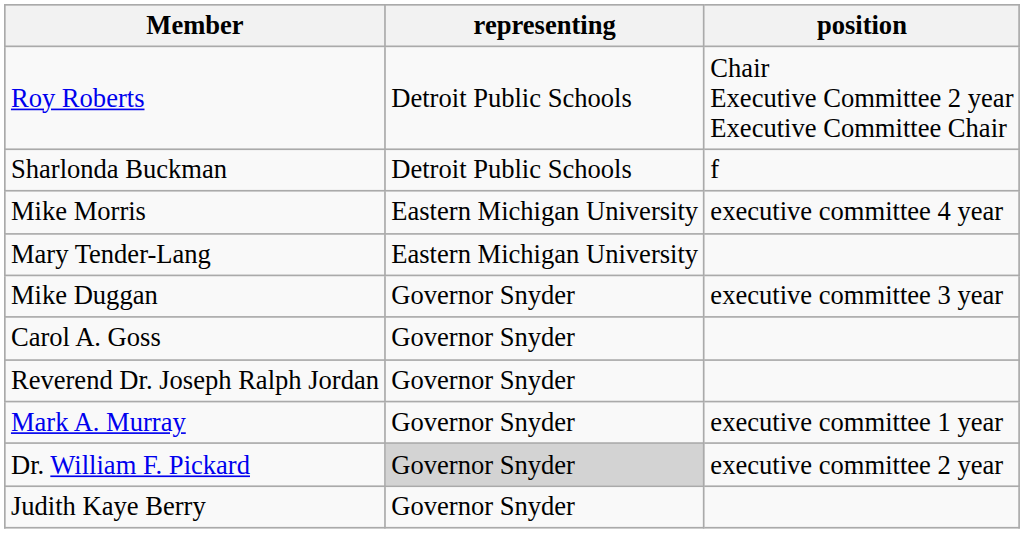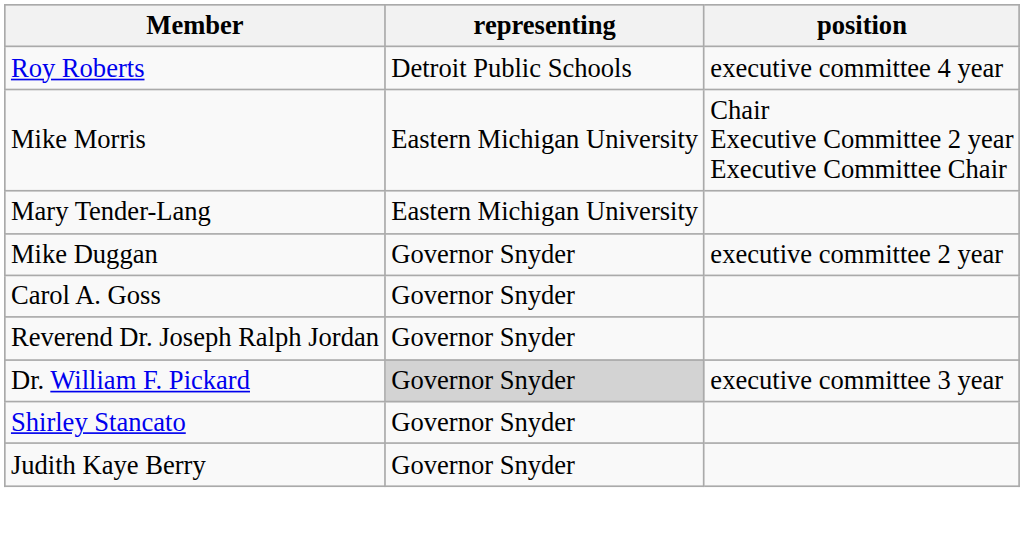(862, 97) Chair Executive Committee 2 year Executive Committee Chair -> (857, 67) executive committee 4 year
- row: (119, 169)
(857, 211) executive committee 4 year -> (862, 139) Chair Executive Committee 2 year Executive Committee Chair
(857, 295) executive committee 3 year -> (857, 253) executive committee 2 year
- row: (98, 422)
(857, 464) executive committee 2 year -> (857, 380) executive committee 3 year
+ row: (98, 422)
